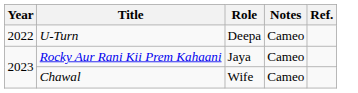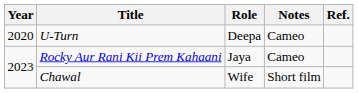(21, 35) 2022 -> (21, 35) 2020
(286, 77) Cameo -> (294, 77) Short film
